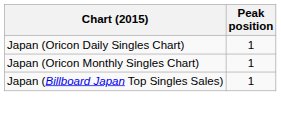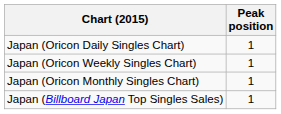+ row: (102, 63)
